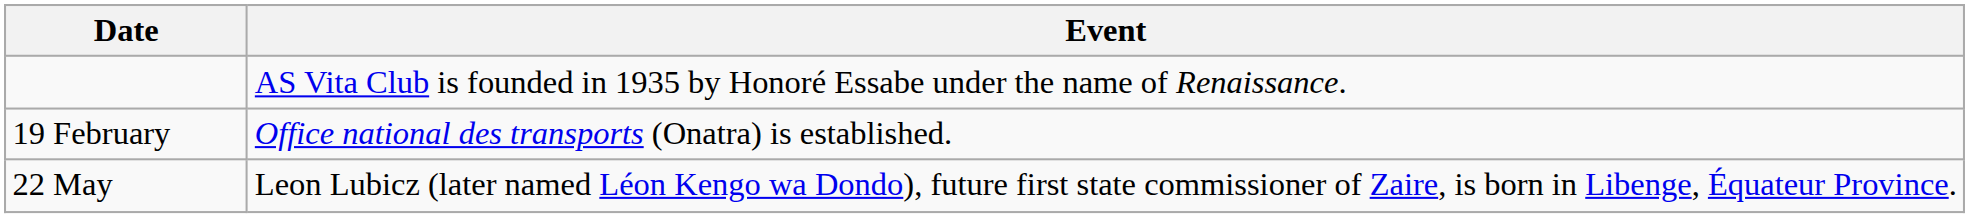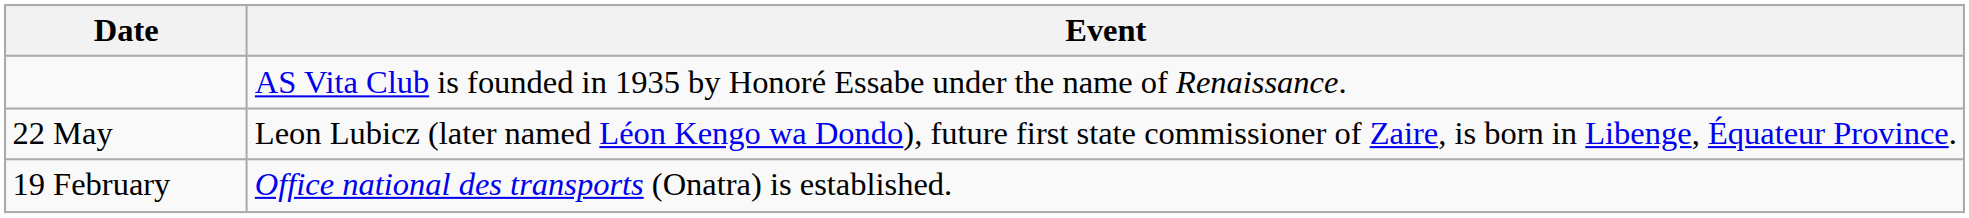rows swapped: (91, 133) <-> (63, 184)
